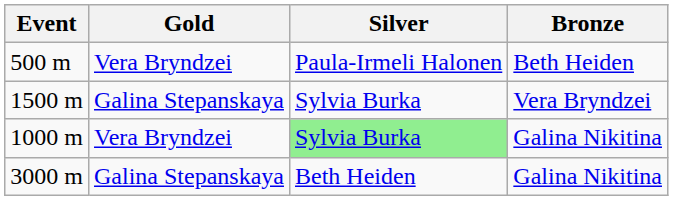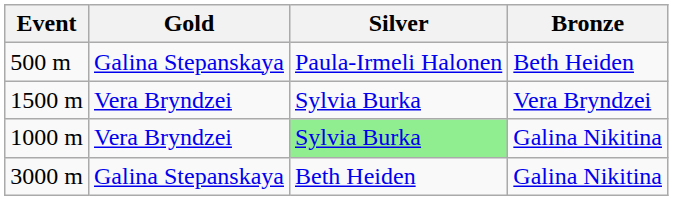(163, 61) Vera Bryndzei -> (189, 61) Galina Stepanskaya
(189, 99) Galina Stepanskaya -> (163, 99) Vera Bryndzei
